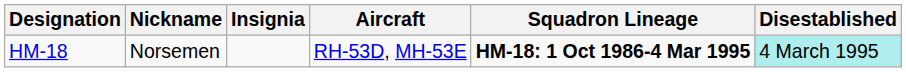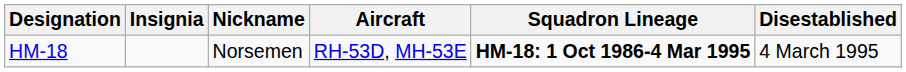columns swapped: (268, 19) <-> (176, 19)
(819, 50) paleturquoise background -> (819, 50) no background
